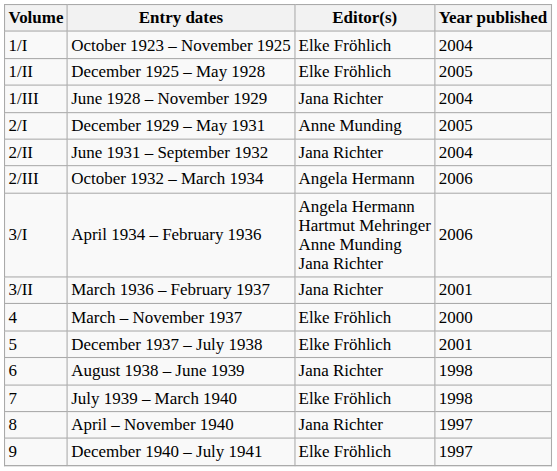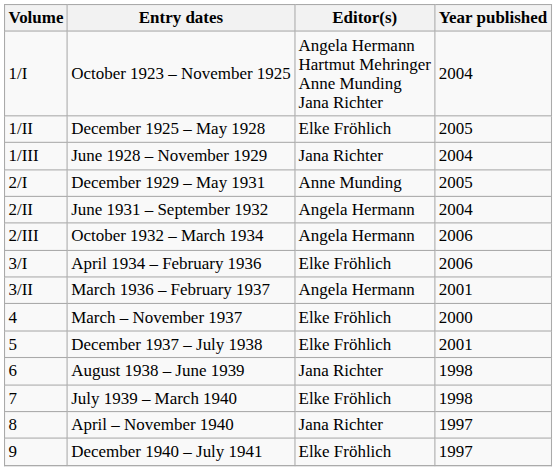(345, 44) Elke Fröhlich -> (365, 73) Angela Hermann Hartmut Mehringer Anne Munding Jana Richter
(341, 152) Jana Richter -> (357, 209) Angela Hermann
(365, 234) Angela Hermann Hartmut Mehringer Anne Munding Jana Richter -> (345, 263) Elke Fröhlich
(341, 290) Jana Richter -> (357, 290) Angela Hermann
